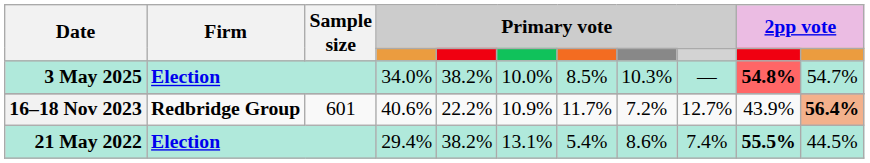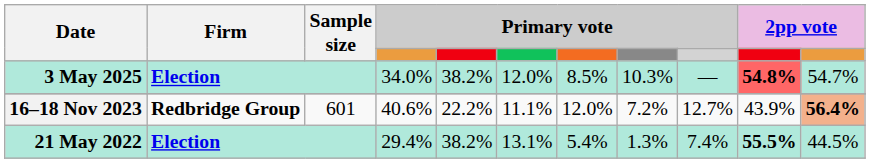(527, 76) 10.0% -> (527, 76) 12.0%
(527, 109) 10.9% -> (527, 109) 11.1%
(587, 109) 11.7% -> (587, 109) 12.0%
(647, 142) 8.6% -> (647, 142) 1.3%
